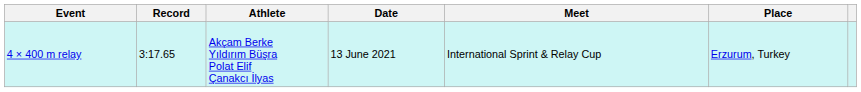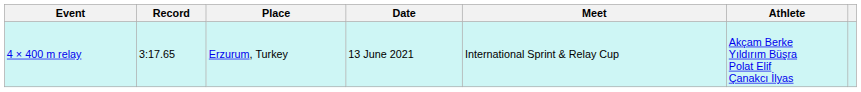columns swapped: (267, 13) <-> (778, 13)
